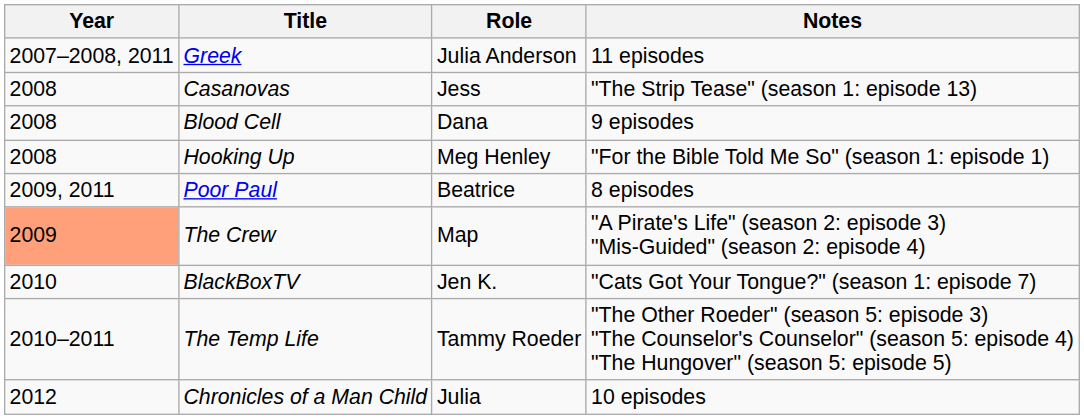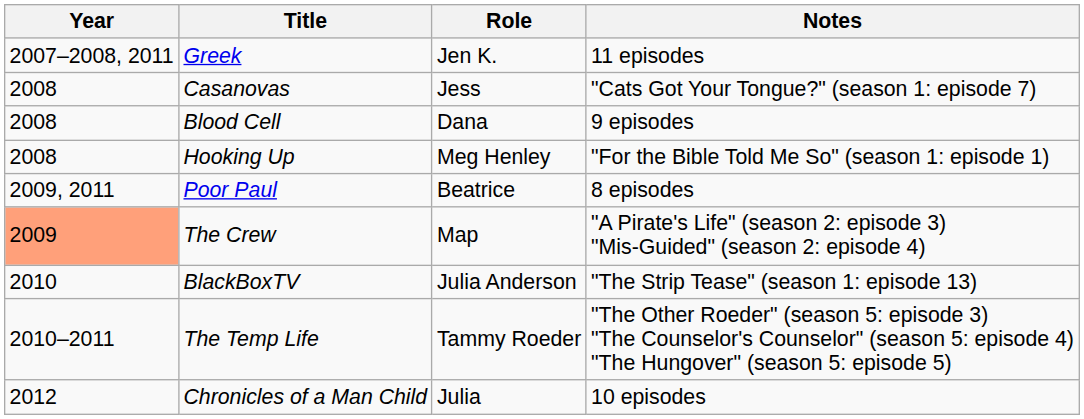(507, 55) Julia Anderson -> (467, 55) Jen K.
(784, 88) "The Strip Tease" (season 1: episode 13) -> (814, 88) "Cats Got Your Tongue?" (season 1: episode 7)
(467, 281) Jen K. -> (507, 281) Julia Anderson
(814, 281) "Cats Got Your Tongue?" (season 1: episode 7) -> (784, 281) "The Strip Tease" (season 1: episode 13)
